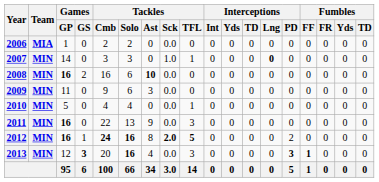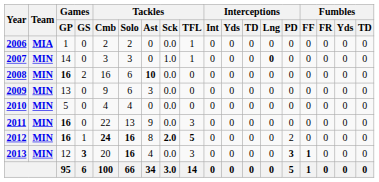(192, 43) 0 -> (192, 43) 1
(66, 91) 11 -> (66, 91) 13
(192, 106) 1 -> (192, 106) 0
